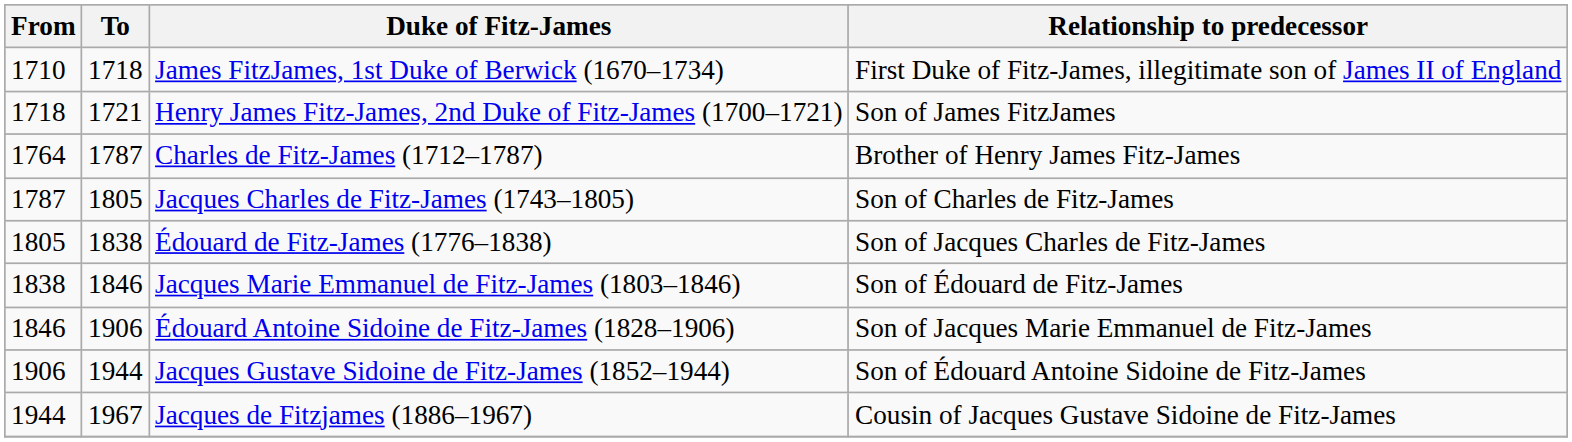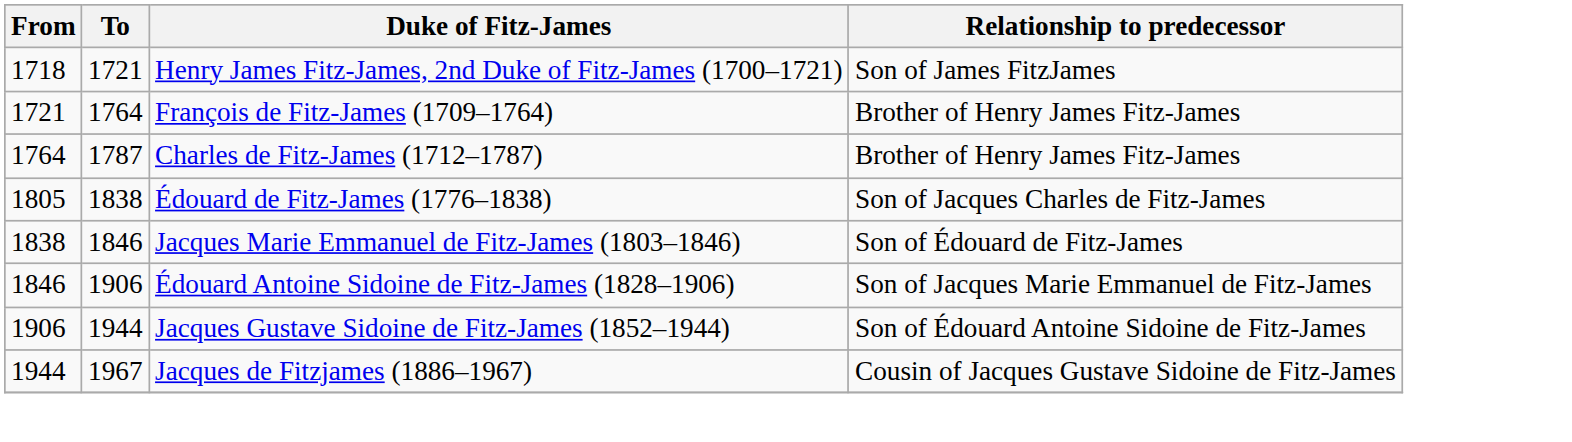- row: (439, 69)
+ row: (354, 112)
- row: (395, 198)
